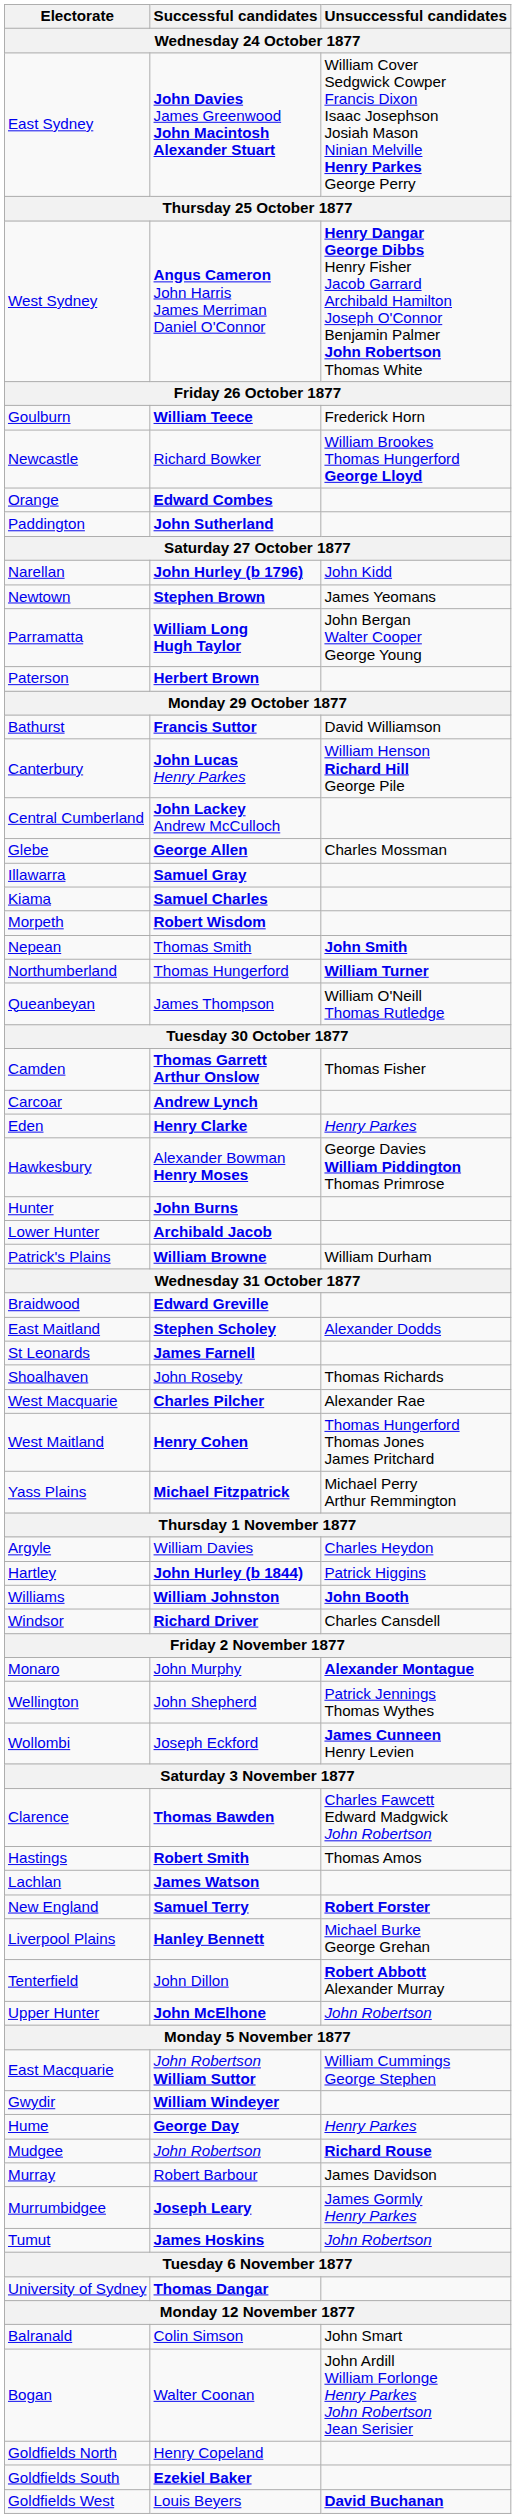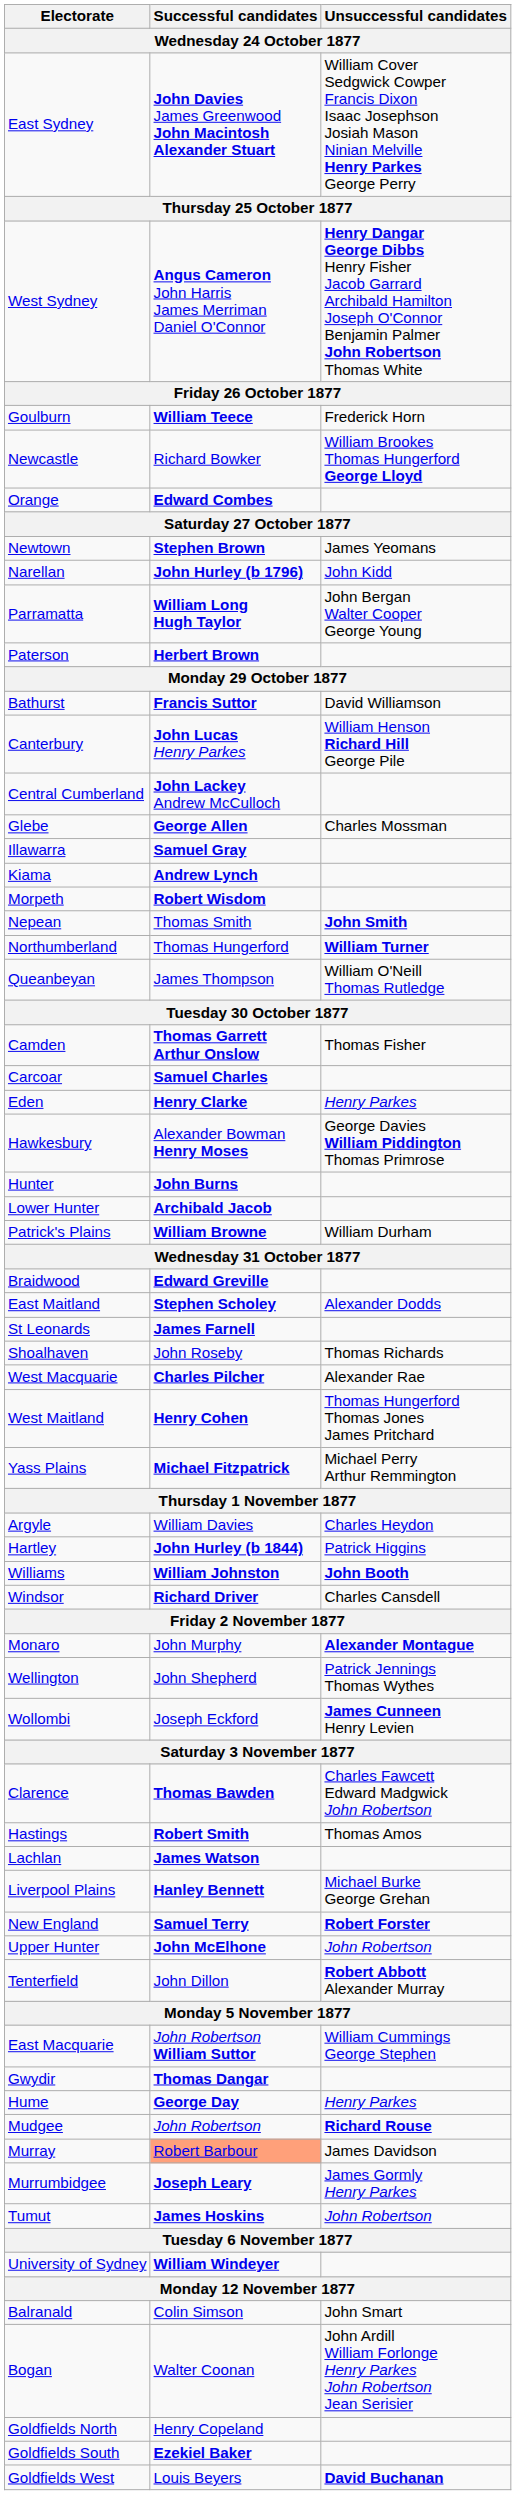- row: (46, 524)
rows swapped: (36, 572) <-> (39, 596)
(211, 898) Samuel Charles -> (206, 874) Andrew Lynch
(206, 1101) Andrew Lynch -> (211, 1077) Samuel Charles
rows swapped: (62, 1939) <-> (53, 1906)
rows swapped: (43, 1980) <-> (54, 2013)
(216, 2102) William Windeyer -> (211, 2078) Thomas Dangar
(205, 2174) no background -> (205, 2150) lightsalmon background
(211, 2288) Thomas Dangar -> (216, 2264) William Windeyer
